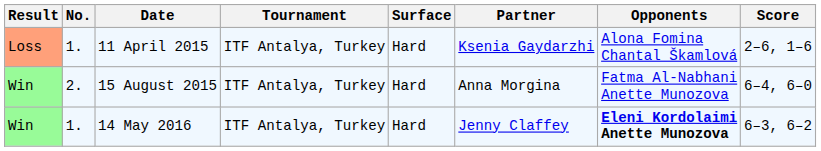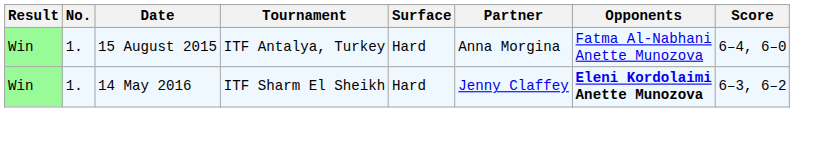- row: (153, 47)
(74, 87) 2. -> (74, 47) 1.
(305, 126) ITF Antalya, Turkey -> (305, 87) ITF Sharm El Sheikh
